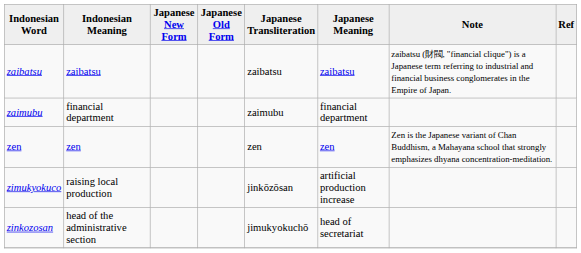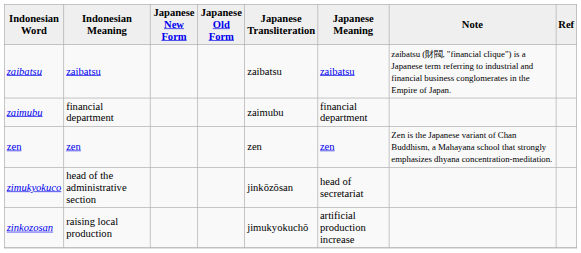(92, 187) raising local production -> (96, 187) head of the administrative section
(343, 187) artificial production increase -> (342, 187) head of secretariat
(96, 227) head of the administrative section -> (92, 227) raising local production
(342, 227) head of secretariat -> (343, 227) artificial production increase
